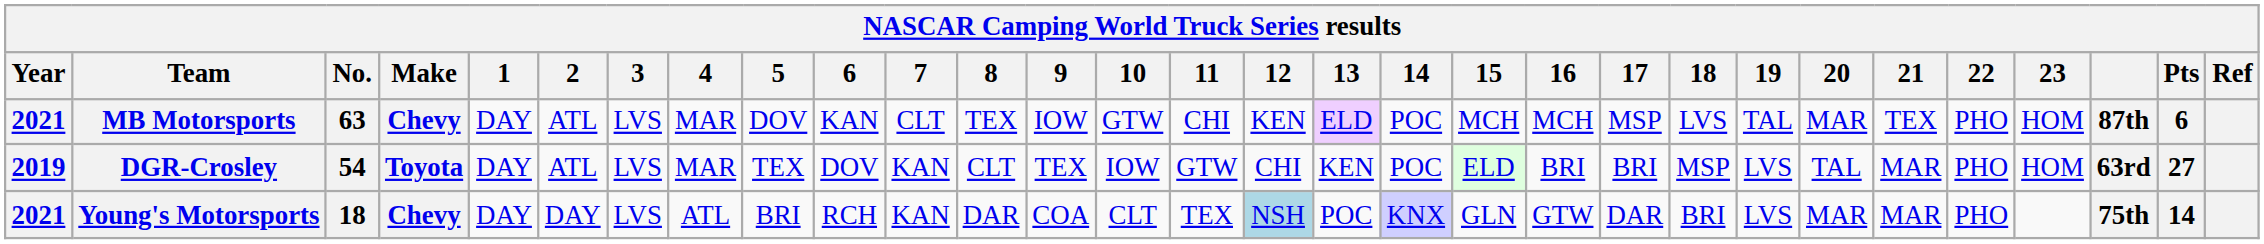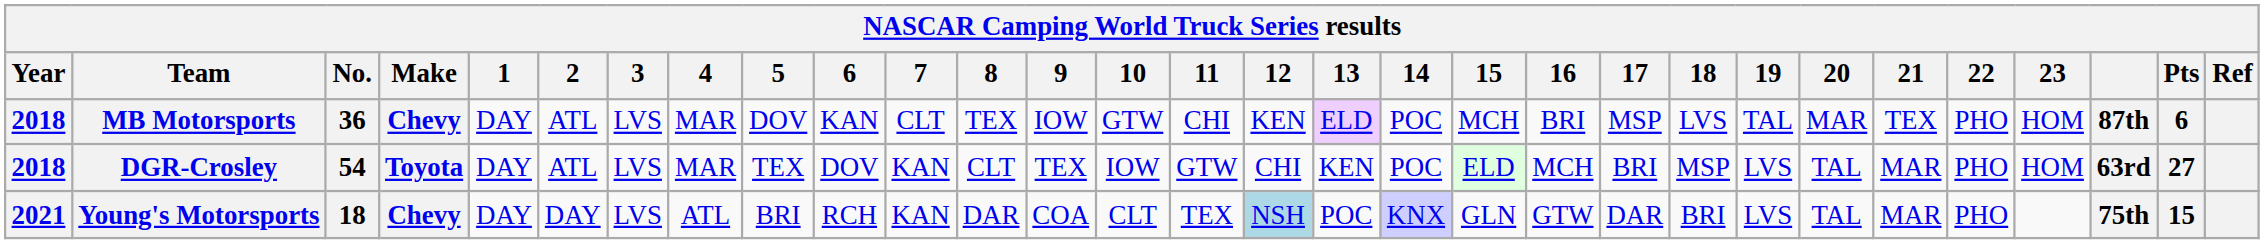(38, 120) 2021 -> (38, 120) 2018
(352, 120) 63 -> (352, 120) 36
(1563, 120) MCH -> (1563, 120) BRI
(38, 167) 2019 -> (38, 167) 2018
(1563, 167) BRI -> (1563, 167) MCH
(1837, 213) MAR -> (1837, 213) TAL
(2181, 213) 14 -> (2181, 213) 15
